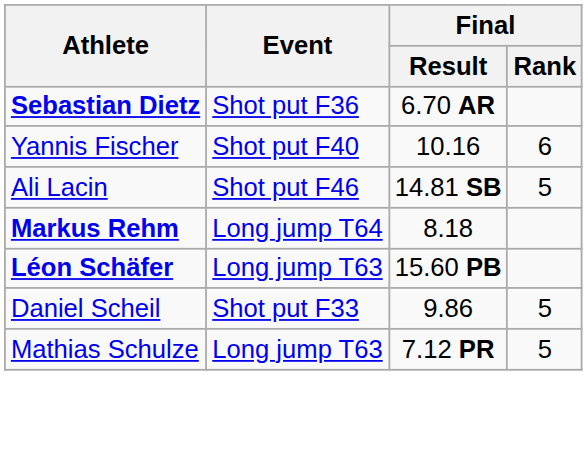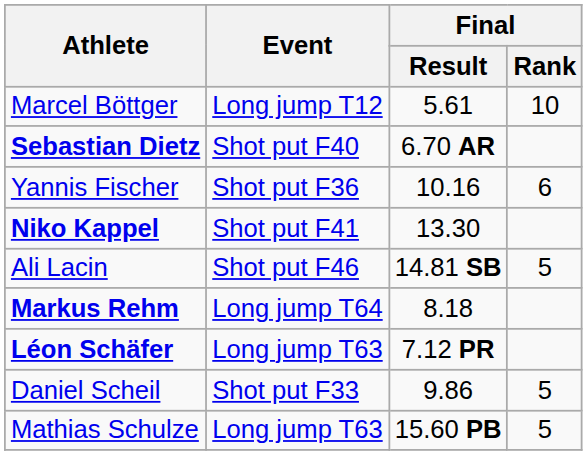+ row: (94, 107)
(286, 107) Shot put F36 -> (286, 147) Shot put F40
(286, 147) Shot put F40 -> (286, 188) Shot put F36
+ row: (85, 228)
(448, 268) 15.60 PB -> (448, 349) 7.12 PR
(448, 349) 7.12 PR -> (448, 430) 15.60 PB
